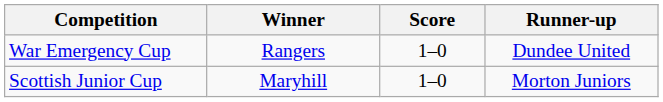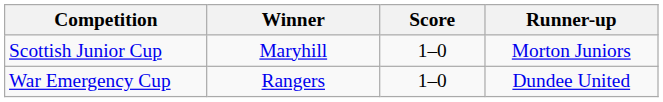rows swapped: (90, 50) <-> (85, 81)
